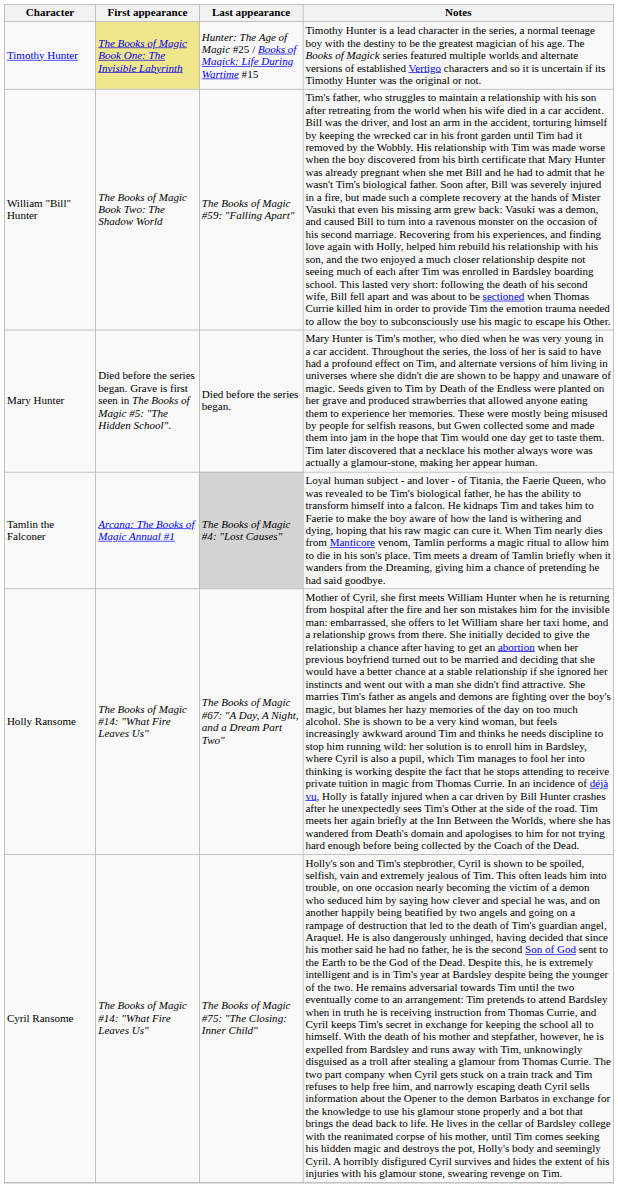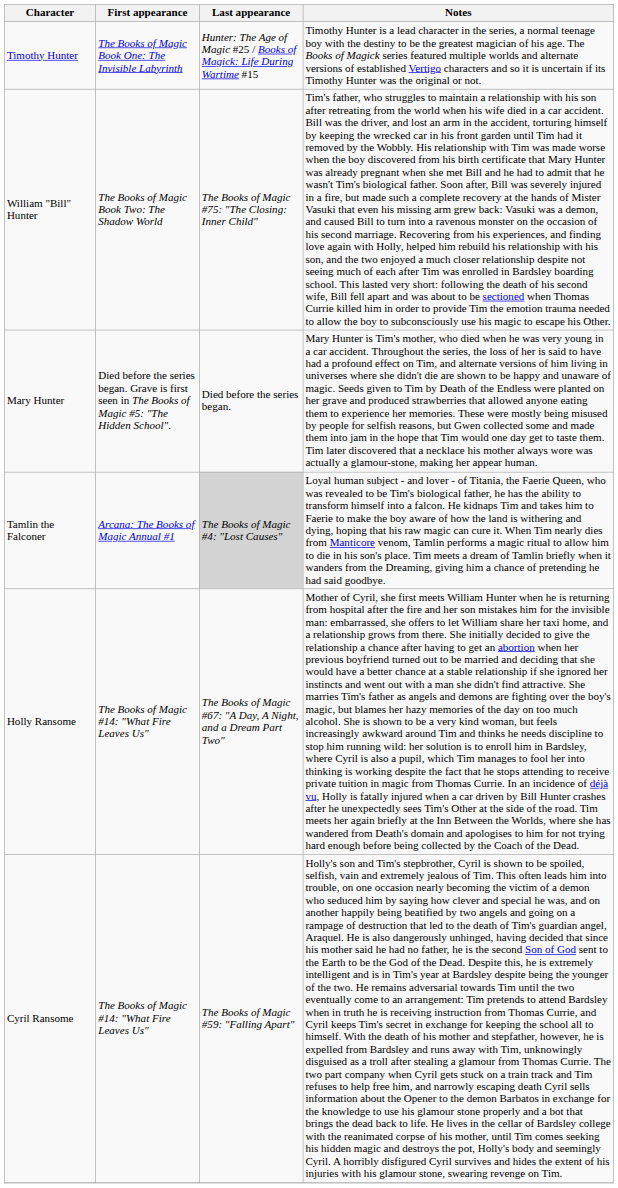(143, 55) khaki background -> (143, 55) no background
(248, 209) The Books of Magic #59: "Falling Apart" -> (246, 209) The Books of Magic #75: "The Closing: Inner Child"
(246, 1018) The Books of Magic #75: "The Closing: Inner Child" -> (248, 1018) The Books of Magic #59: "Falling Apart"
